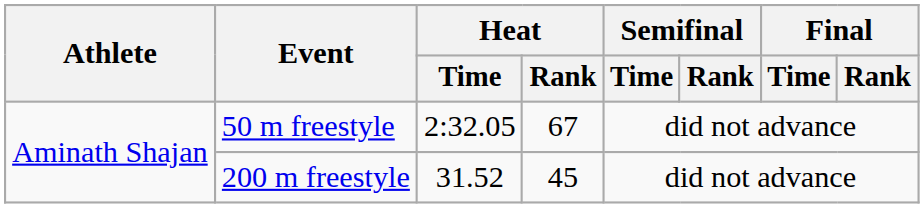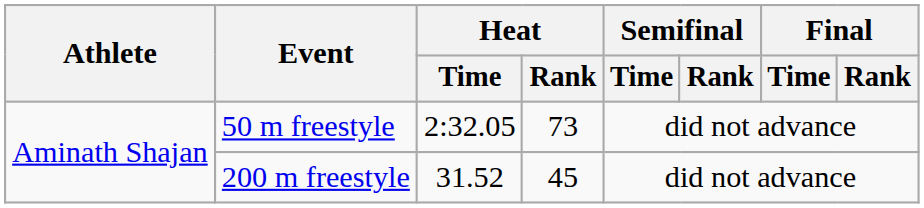(563, 126) 67 -> (563, 126) 73
